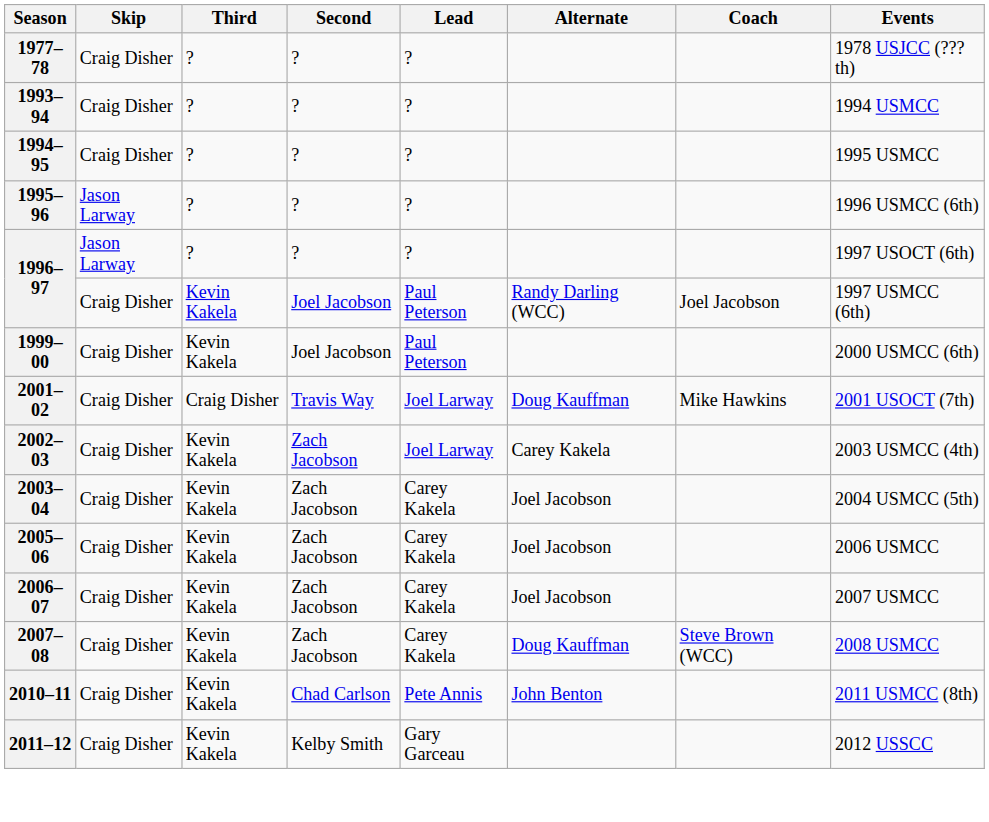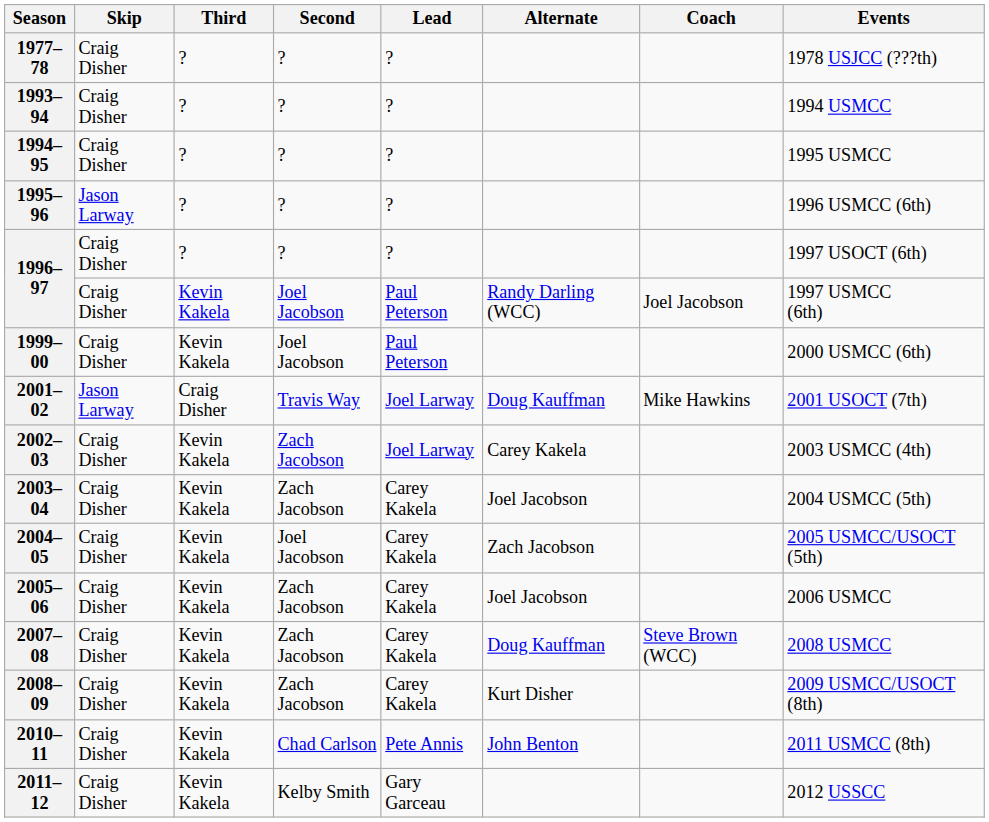(107, 253) Jason Larway -> (103, 253) Craig Disher
(126, 400) Craig Disher -> (106, 400) Jason Larway
+ row: (39, 547)
- row: (40, 596)
+ row: (39, 694)
